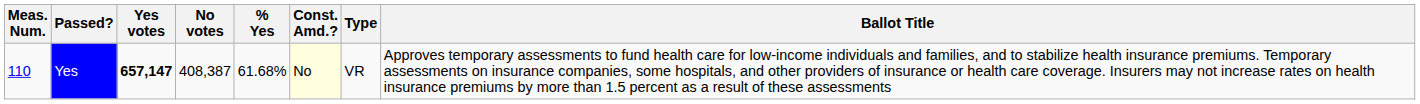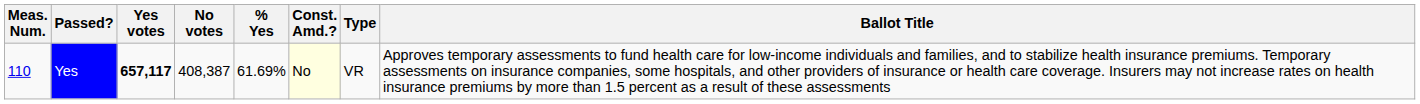(146, 71) 657,147 -> (146, 71) 657,117
(262, 71) 61.68% -> (261, 71) 61.69%
